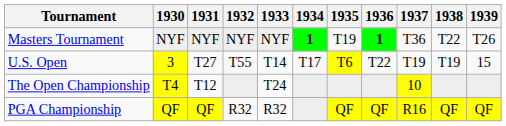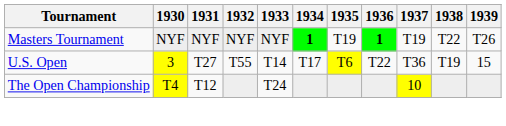(414, 39) T36 -> (414, 39) T19
(414, 62) T19 -> (414, 62) T36
- row: (64, 109)
